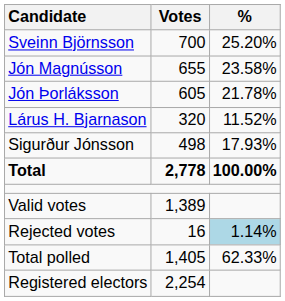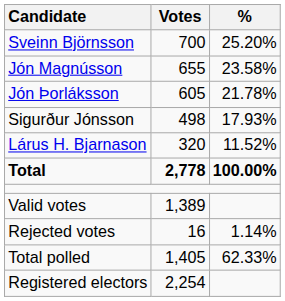rows swapped: (71, 145) <-> (77, 119)
(254, 231) lightblue background -> (254, 231) no background
